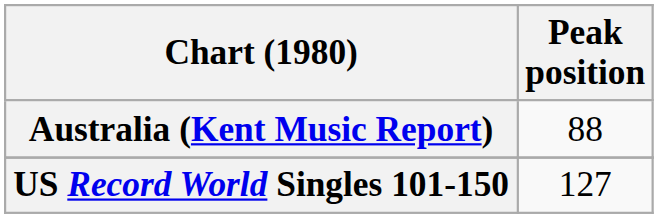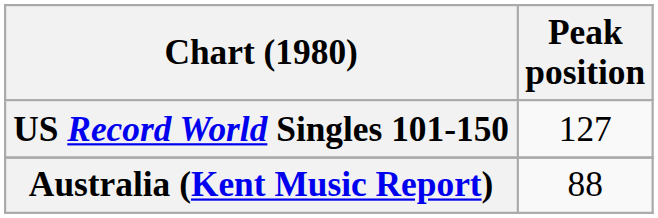rows swapped: (261, 128) <-> (261, 184)
